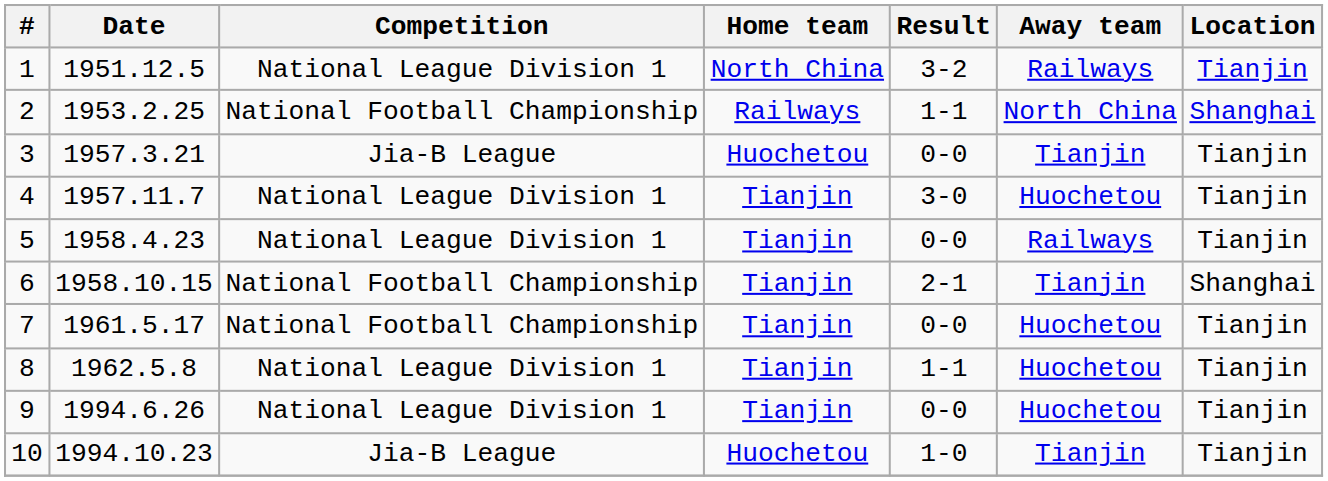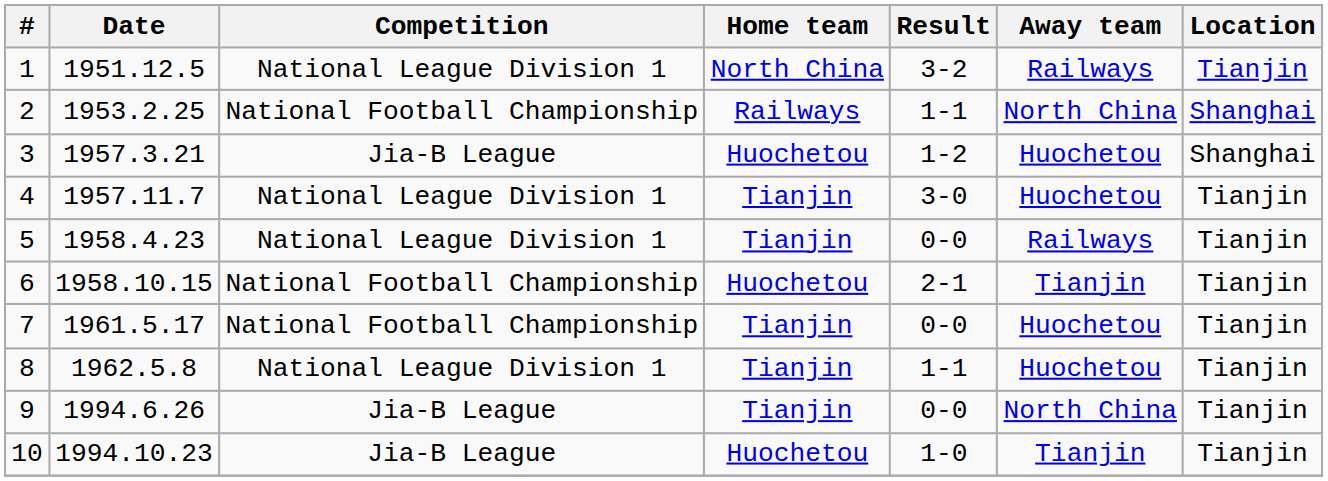(944, 155) 0-0 -> (944, 155) 1-2
(1090, 155) Tianjin -> (1090, 155) Huochetou
(1253, 155) Tianjin -> (1253, 155) Shanghai
(797, 283) Tianjin -> (797, 283) Huochetou
(1253, 283) Shanghai -> (1253, 283) Tianjin
(462, 412) National League Division 1 -> (462, 412) Jia-B League
(1090, 412) Huochetou -> (1090, 412) North China
